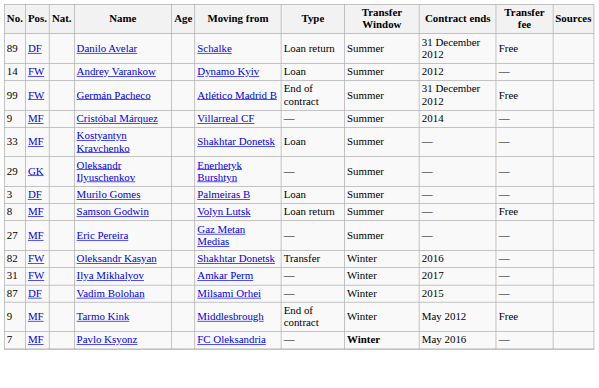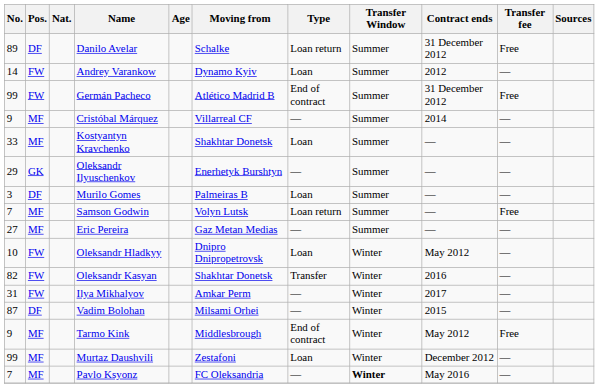(10, 212) 8 -> (10, 212) 7
+ row: (119, 252)
+ row: (115, 357)
